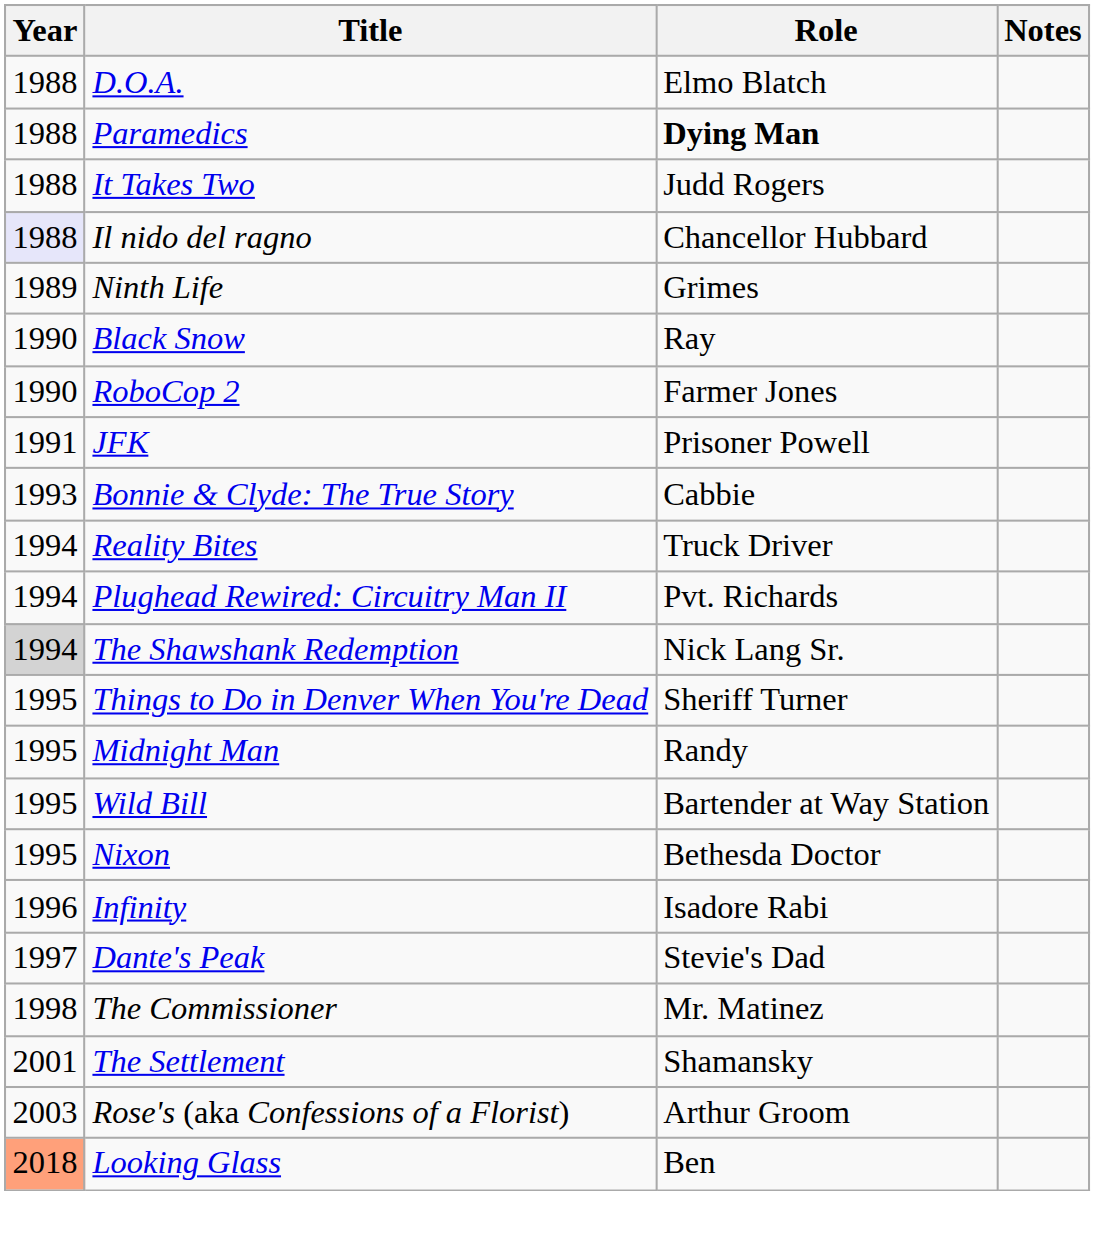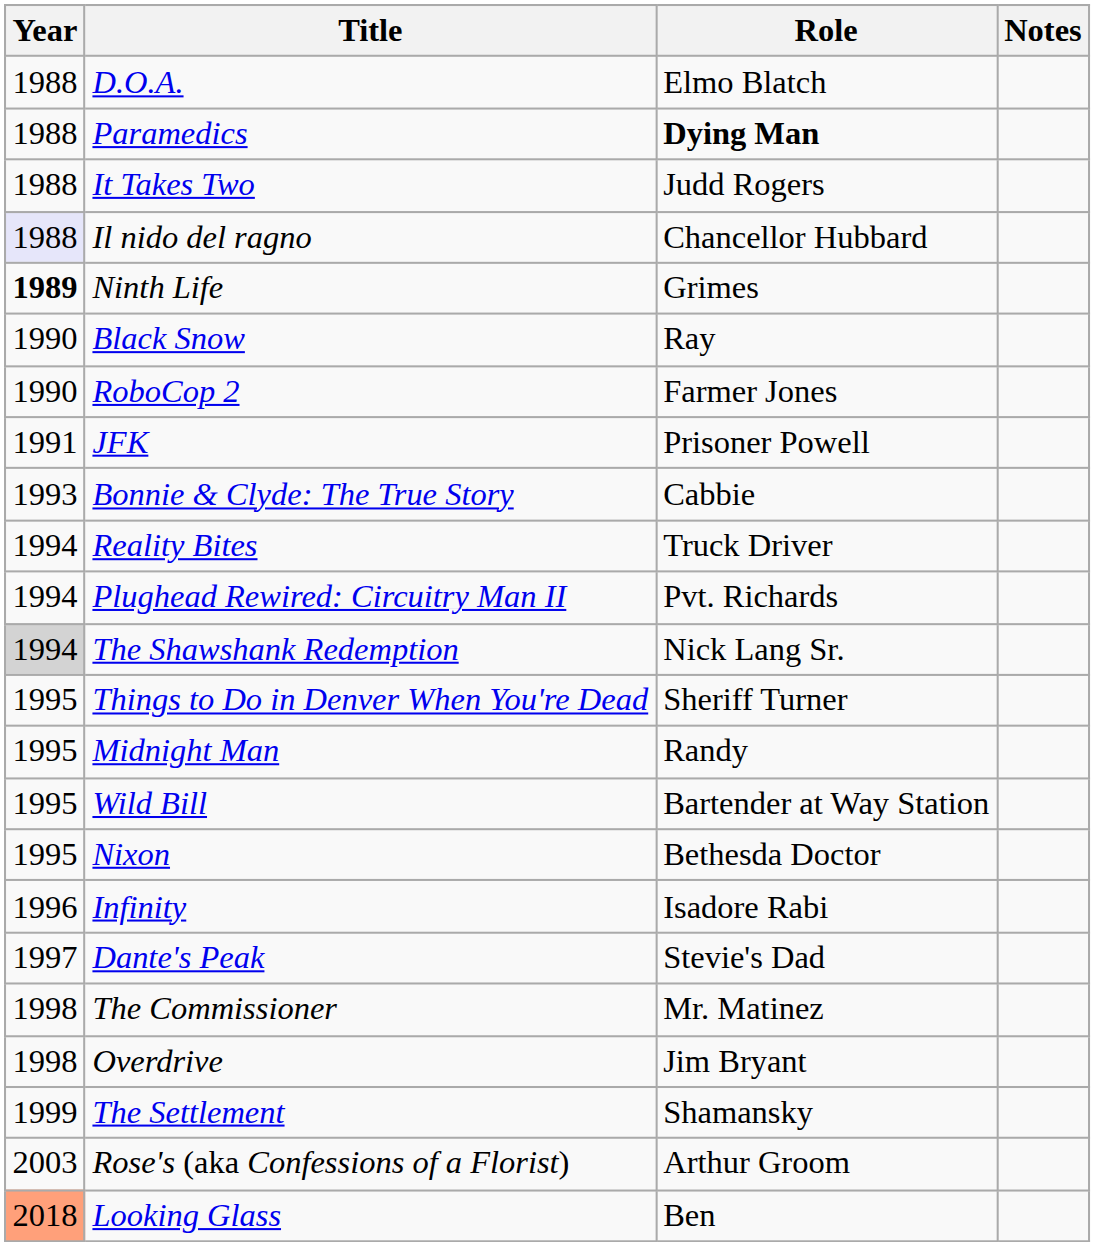(45, 287) normal -> (45, 287) bold
+ row: (158, 1060)
(45, 1060) 2001 -> (45, 1111) 1999
